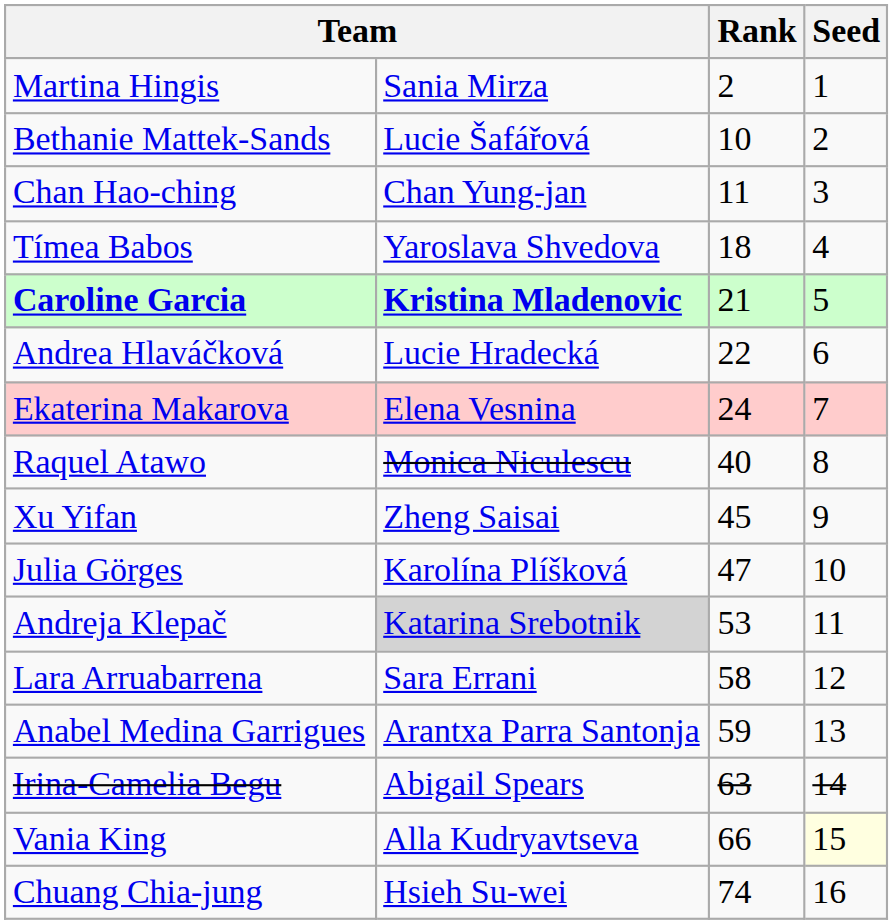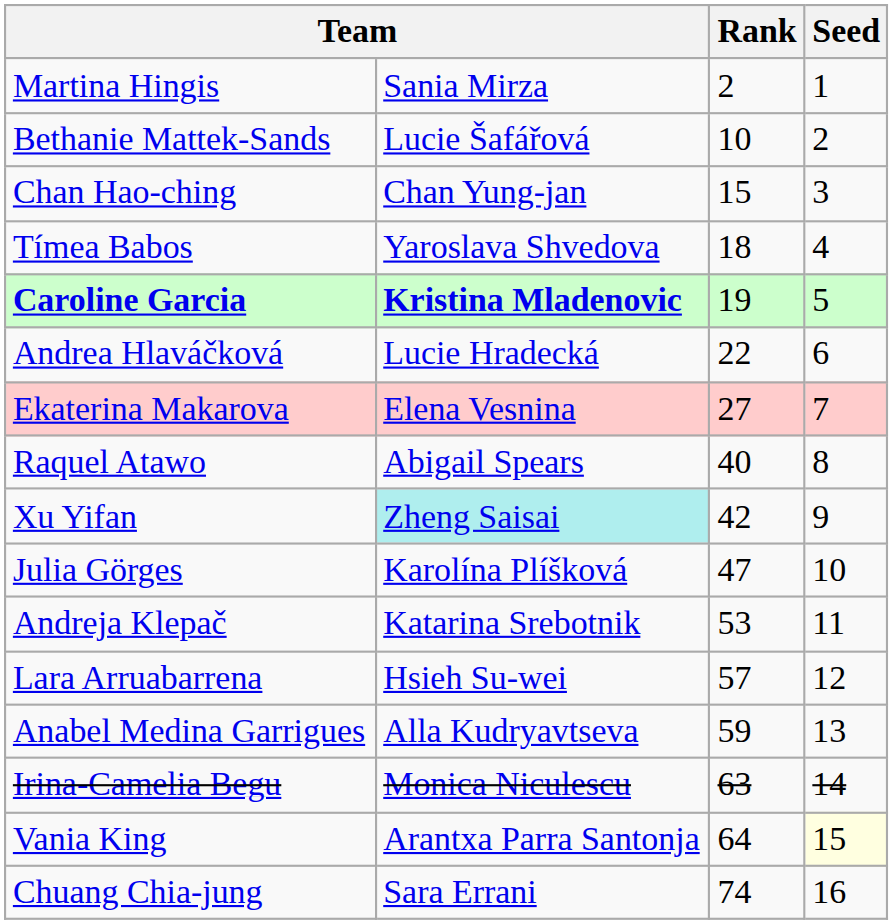(734, 192) 11 -> (734, 192) 15
(734, 300) 21 -> (734, 300) 19
(734, 407) 24 -> (734, 407) 27
(507, 461) Monica Niculescu -> (484, 461) Abigail Spears
(471, 515) no background -> (471, 515) paleturquoise background
(734, 515) 45 -> (734, 515) 42
(512, 623) lightgrey background -> (512, 623) no background
(460, 676) Sara Errani -> (475, 676) Hsieh Su-wei
(734, 676) 58 -> (734, 676) 57
(541, 730) Arantxa Parra Santonja -> (511, 730) Alla Kudryavtseva
(484, 784) Abigail Spears -> (507, 784) Monica Niculescu
(511, 838) Alla Kudryavtseva -> (541, 838) Arantxa Parra Santonja
(734, 838) 66 -> (734, 838) 64
(475, 892) Hsieh Su-wei -> (460, 892) Sara Errani
